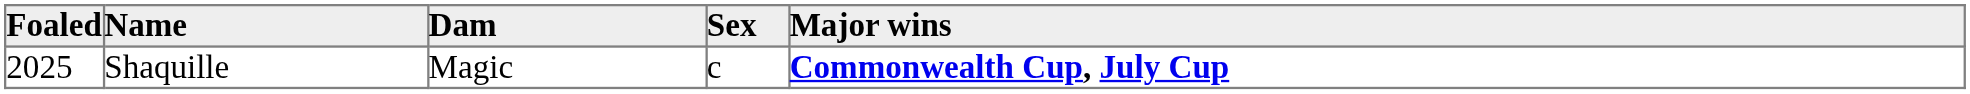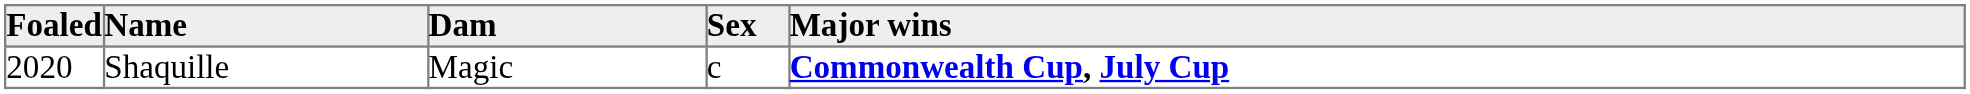(39, 66) 2025 -> (39, 66) 2020
